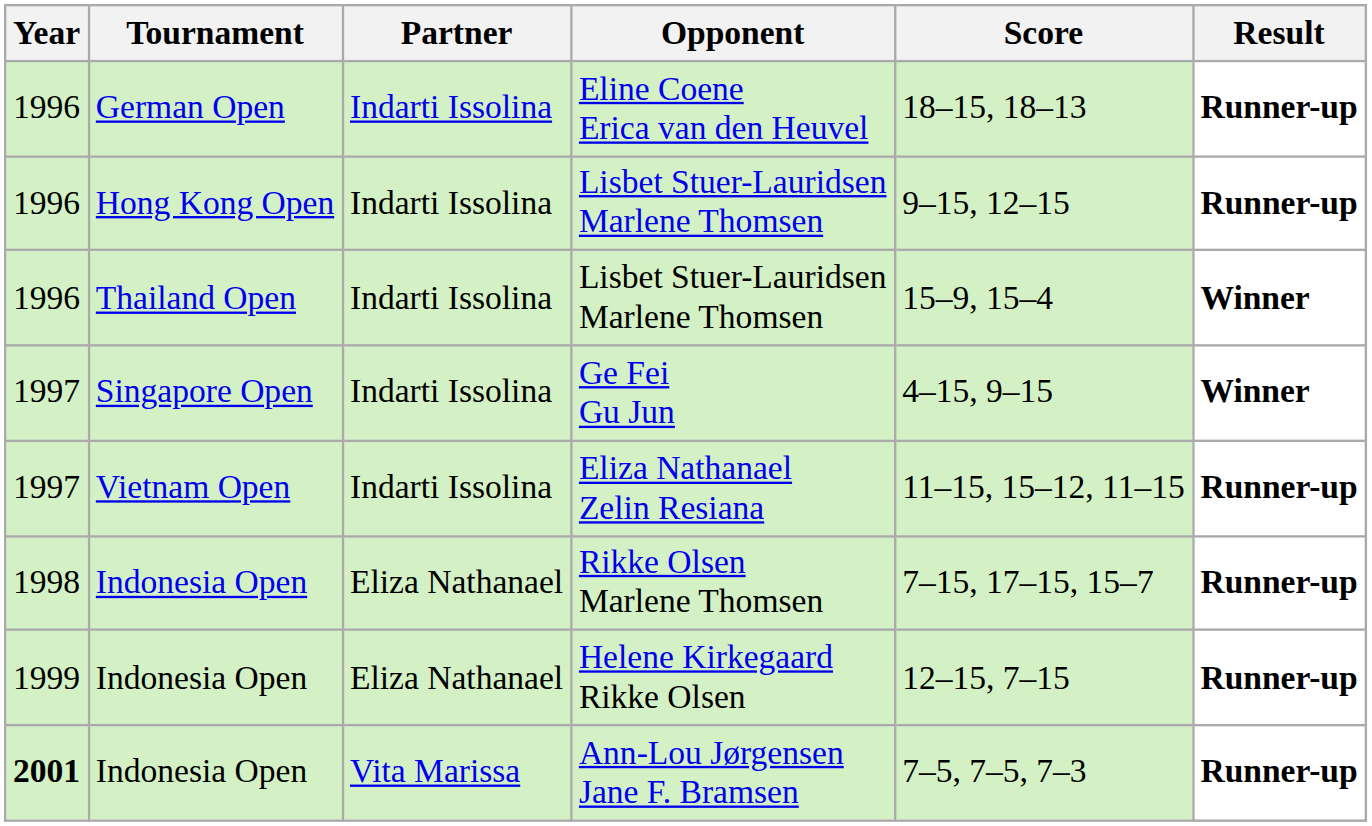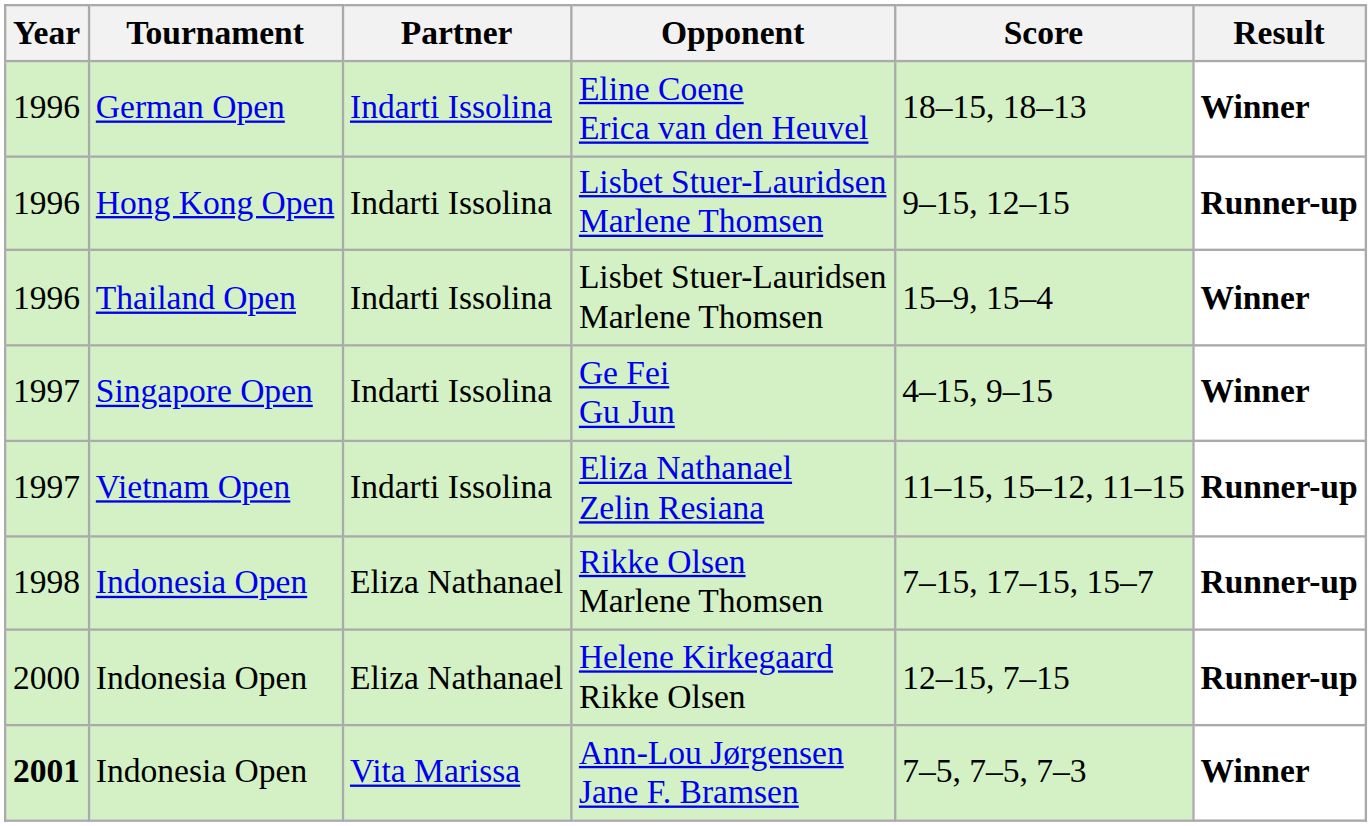(1279, 107) Runner-up -> (1255, 107) Winner
(47, 677) 1999 -> (47, 677) 2000
(1279, 772) Runner-up -> (1255, 772) Winner
